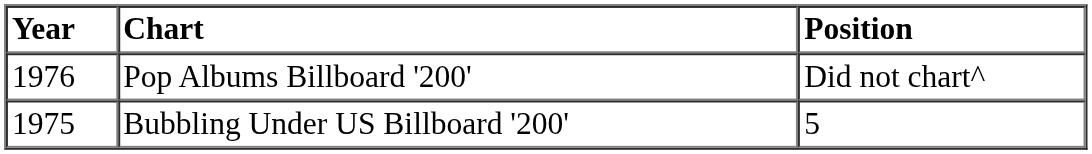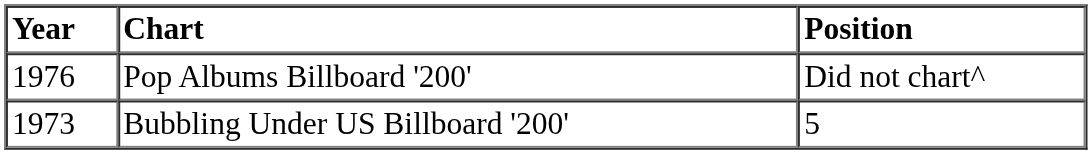(43, 123) 1975 -> (43, 123) 1973
